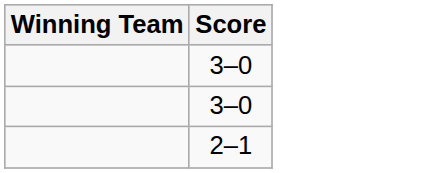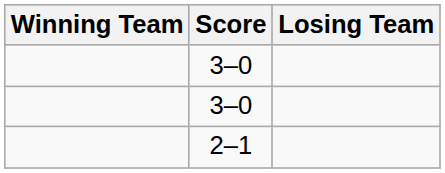+ column: (356, 24)
